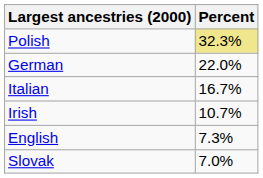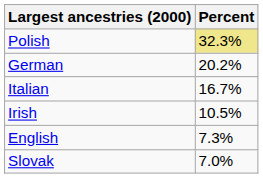(220, 65) 22.0% -> (220, 65) 20.2%
(220, 113) 10.7% -> (220, 113) 10.5%
